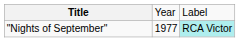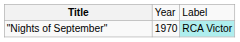(166, 28) 1977 -> (166, 28) 1970
